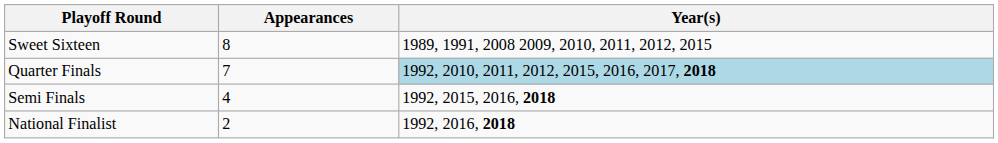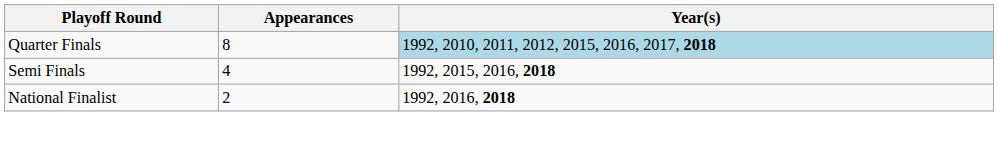- row: (54, 44)
(226, 71) 7 -> (226, 44) 8
